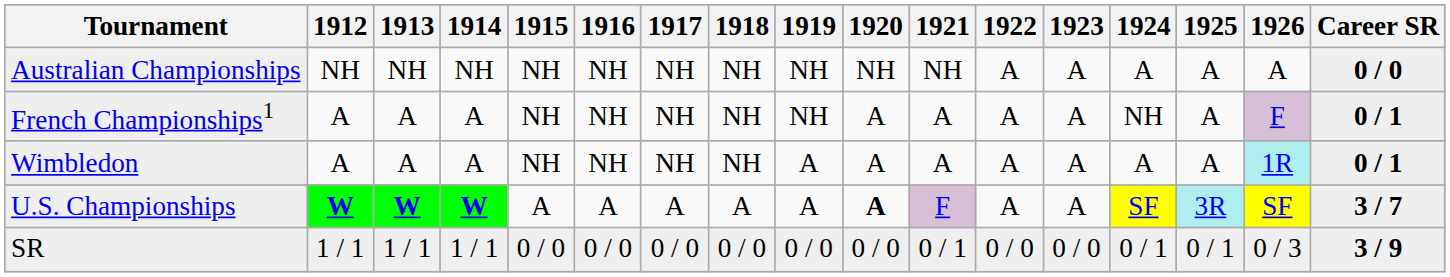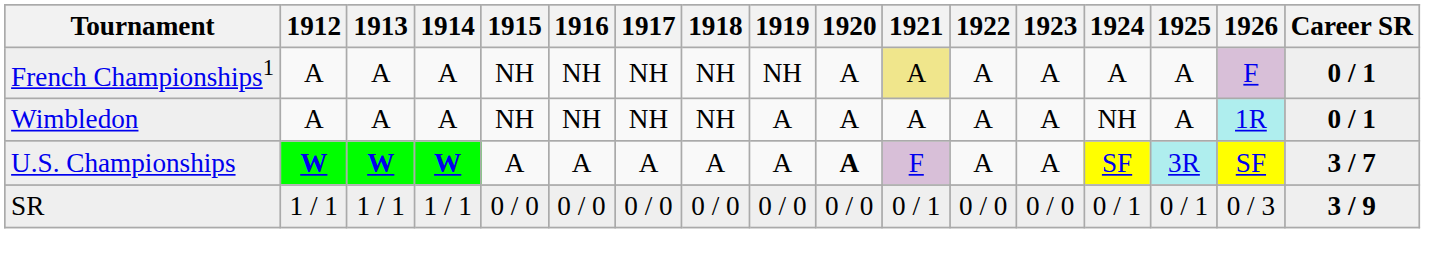- row: (156, 69)
(943, 116) no background -> (916, 72) khaki background
(1143, 116) NH -> (1117, 72) A
(1143, 162) A -> (1117, 119) NH
